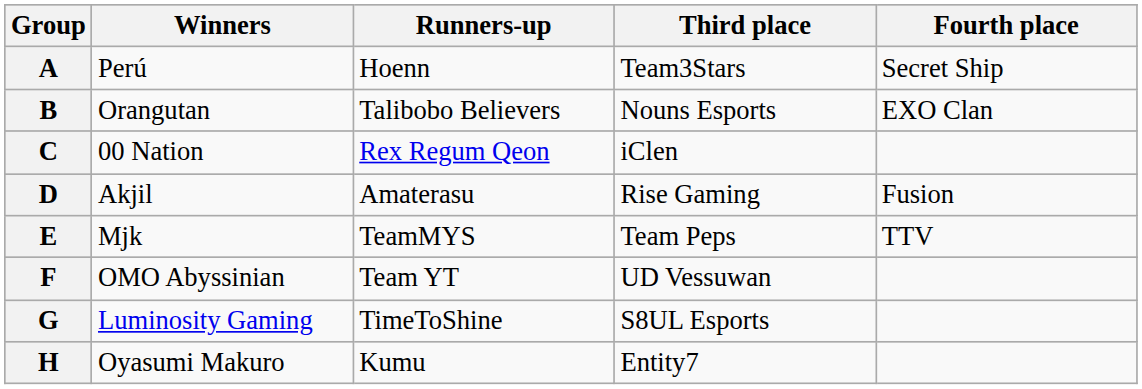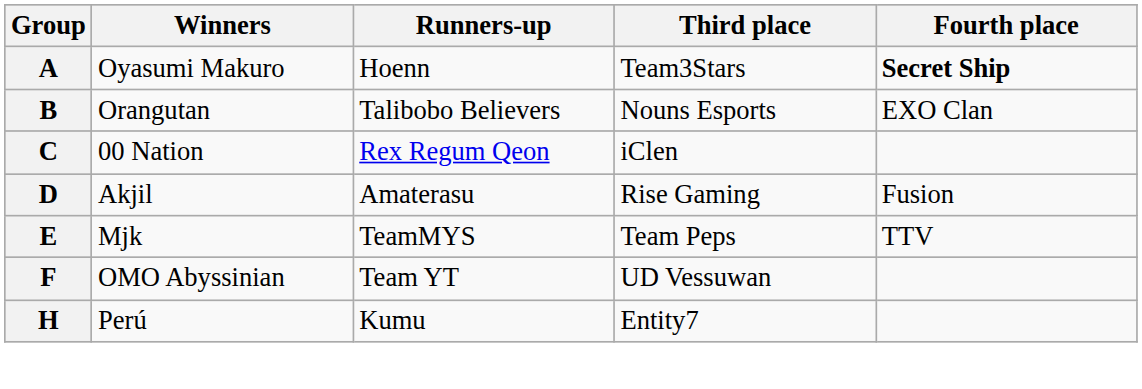(122, 67) Perú -> (191, 67) Oyasumi Makuro
(943, 67) normal -> (946, 67) bold
- row: (48, 320)
(191, 362) Oyasumi Makuro -> (122, 320) Perú
